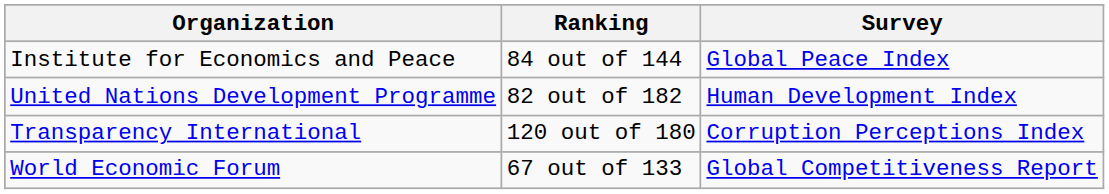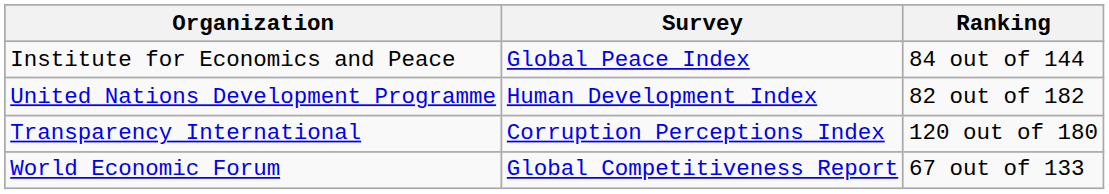columns swapped: (902, 23) <-> (601, 23)
